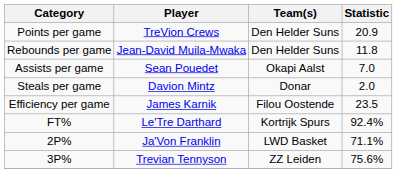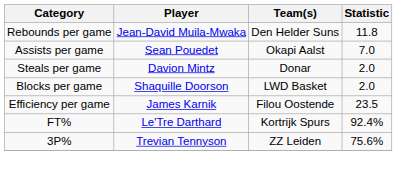- row: (59, 31)
+ row: (59, 86)
- row: (59, 141)
